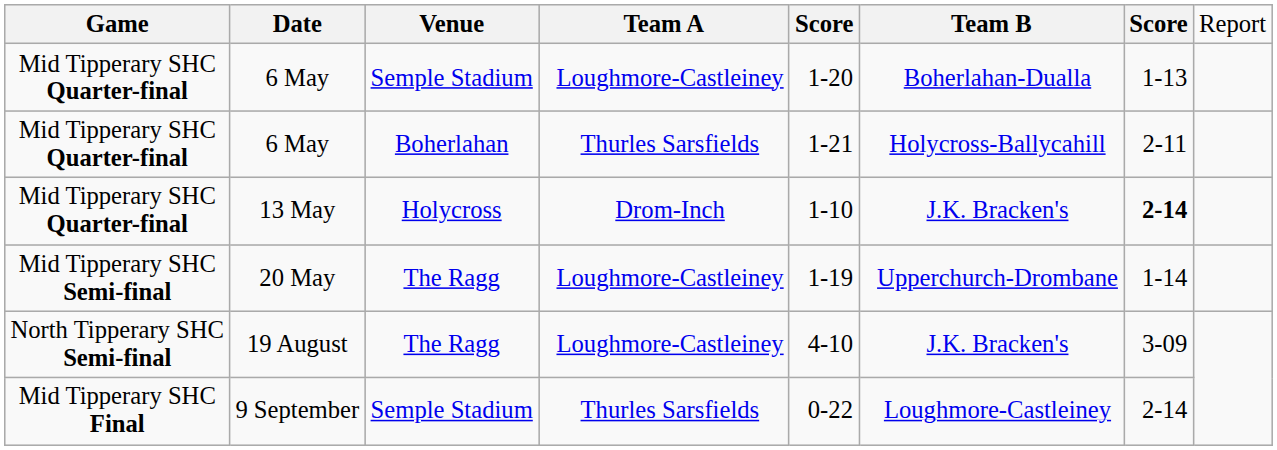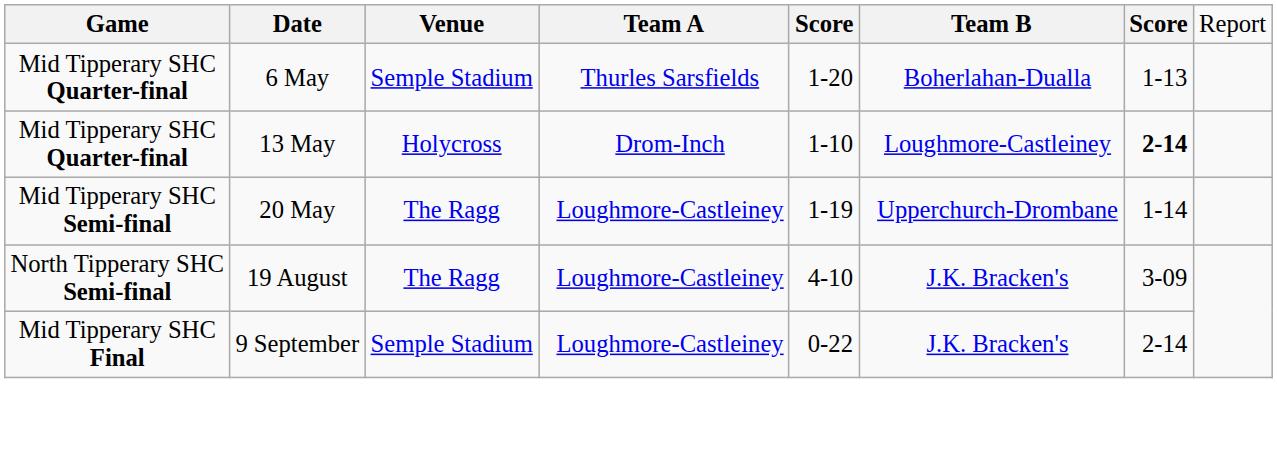(664, 76) Loughmore-Castleiney -> (664, 76) Thurles Sarsfields
- row: (297, 143)
(991, 210) J.K. Bracken's -> (991, 143) Loughmore-Castleiney
(664, 410) Thurles Sarsfields -> (664, 344) Loughmore-Castleiney
(991, 410) Loughmore-Castleiney -> (991, 344) J.K. Bracken's
